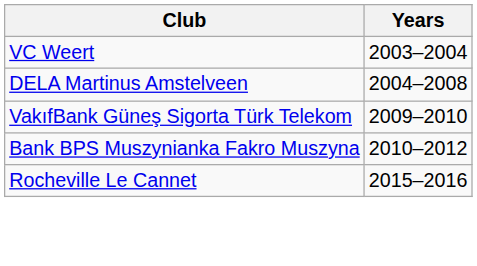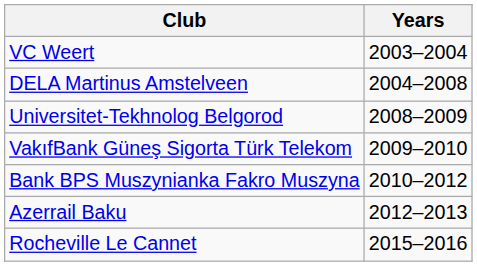+ row: (146, 115)
+ row: (68, 211)
